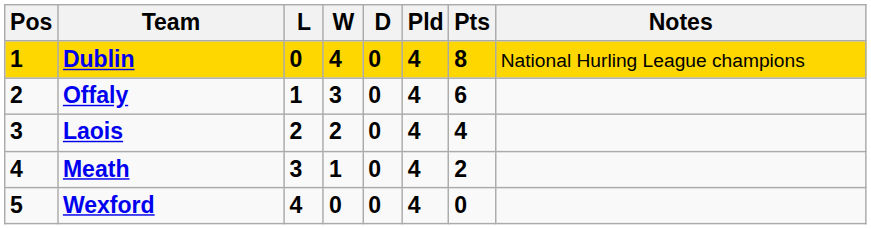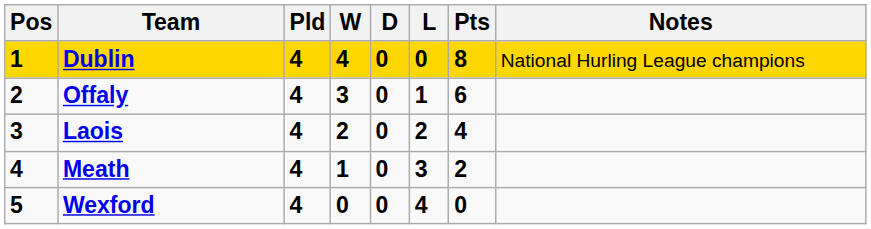columns swapped: (426, 22) <-> (304, 22)
